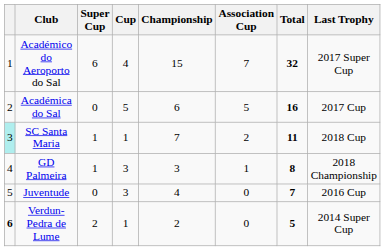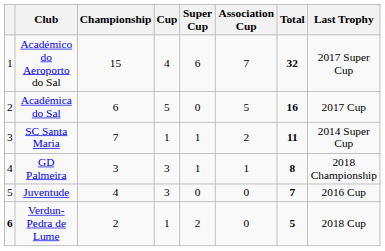columns swapped: (177, 19) <-> (95, 19)
(10, 137) paleturquoise background -> (10, 137) no background
(344, 137) 2018 Cup -> (344, 137) 2014 Super Cup
(344, 223) 2014 Super Cup -> (344, 223) 2018 Cup
